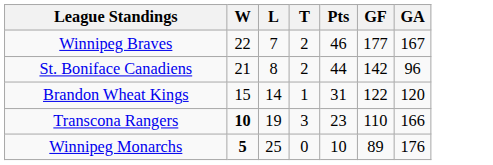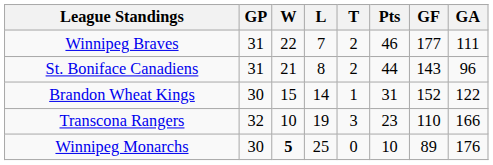+ column: (256, 17)
(413, 43) 167 -> (468, 43) 111
(375, 69) 142 -> (429, 69) 143
(375, 95) 122 -> (429, 95) 152
(413, 95) 120 -> (468, 95) 122
(243, 120) bold -> (288, 120) normal
